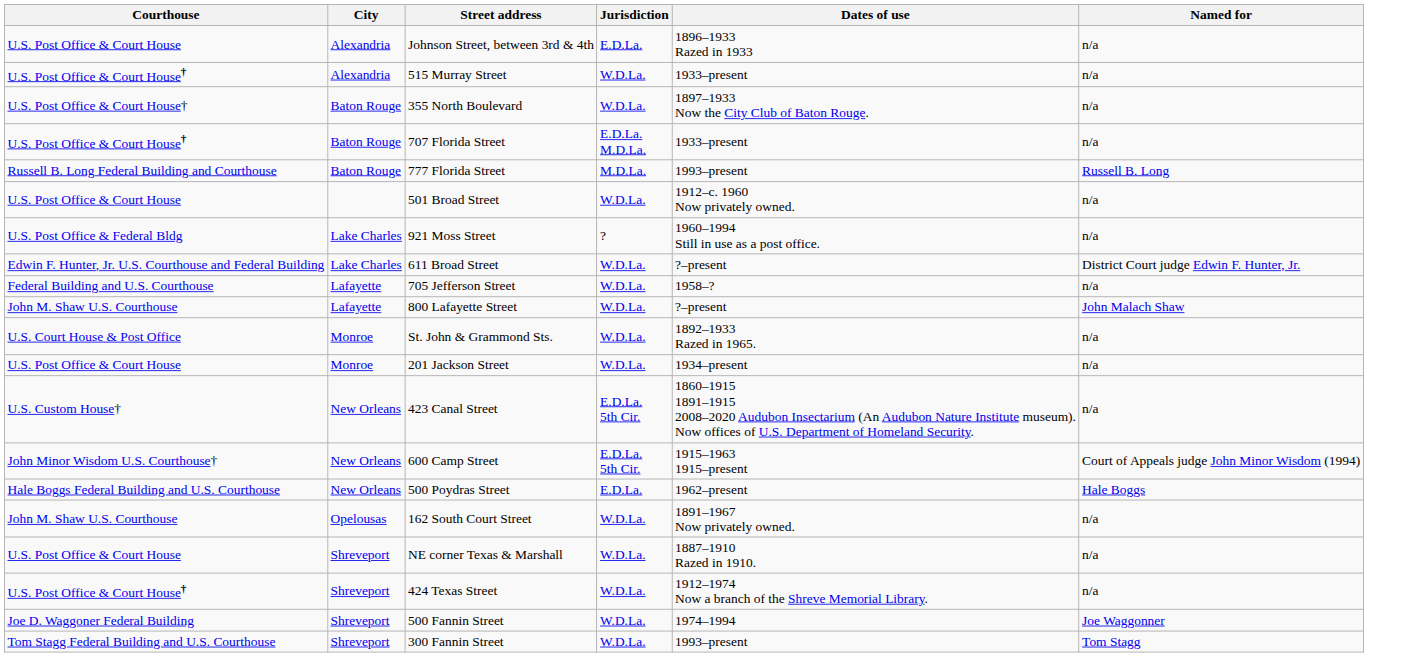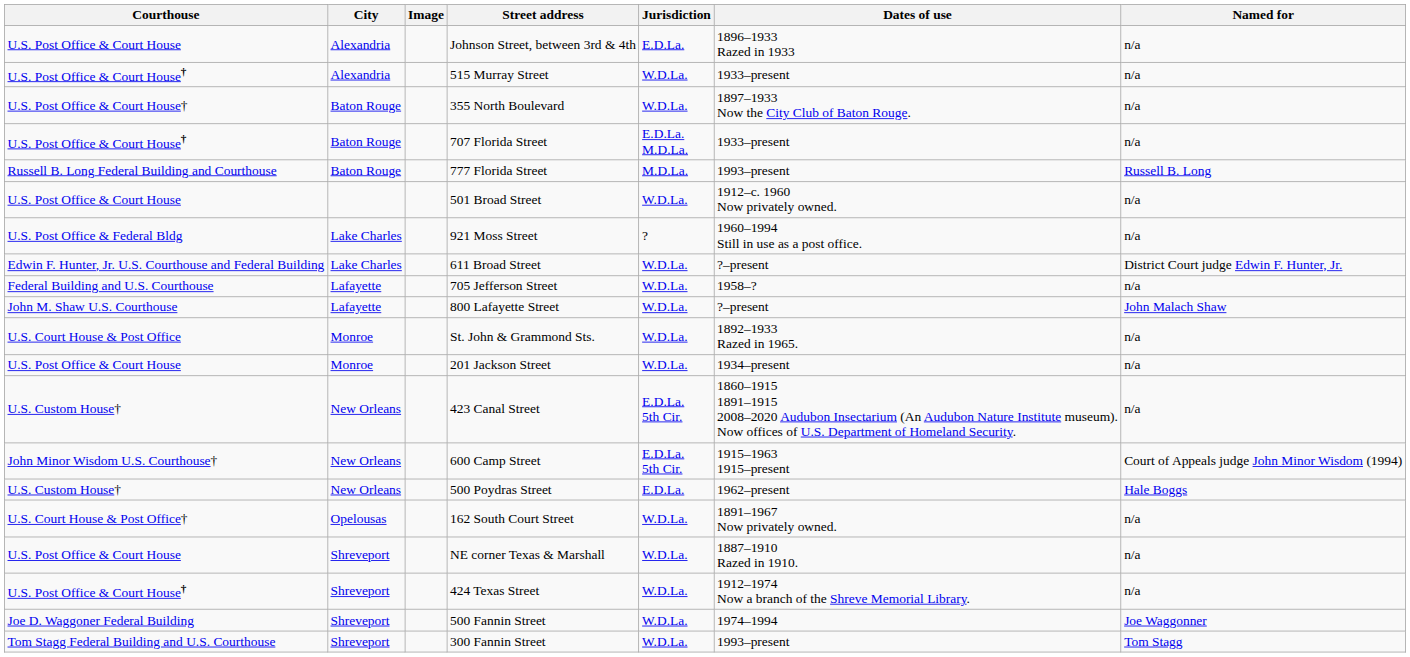+ column: (426, 15)
(144, 489) Hale Boggs Federal Building and U.S. Courthouse -> (64, 489) U.S. Custom House†
(92, 518) John M. Shaw U.S. Courthouse -> (98, 518) U.S. Court House & Post Office†
